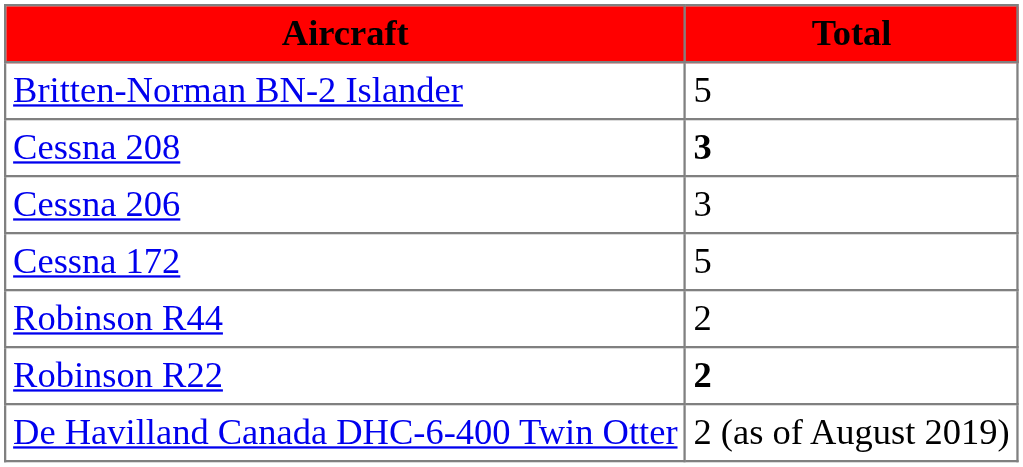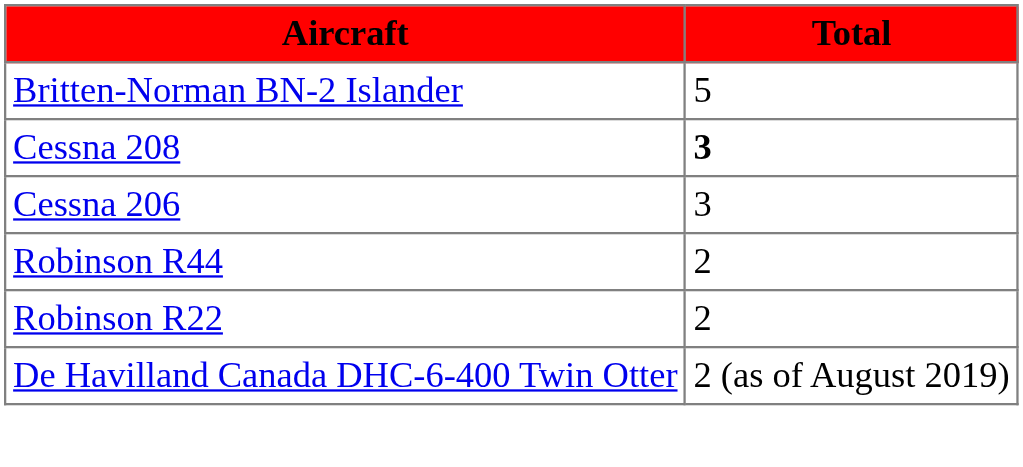- row: (97, 260)
(703, 374) bold -> (703, 318) normal
